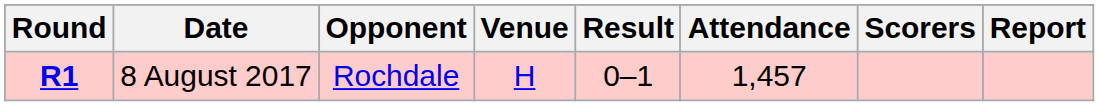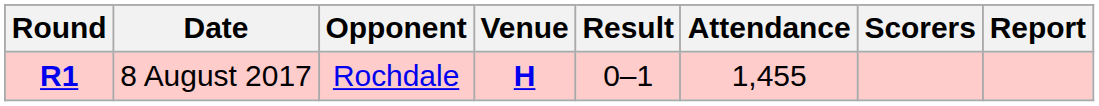(525, 75) normal -> (525, 75) bold
(769, 75) 1,457 -> (769, 75) 1,455
